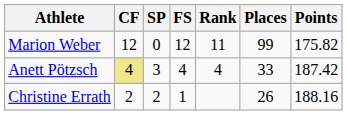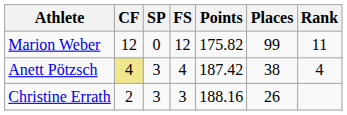columns swapped: (316, 18) <-> (218, 18)
(265, 70) 33 -> (272, 70) 38
(156, 97) 2 -> (156, 97) 3
(183, 97) 1 -> (183, 97) 3
